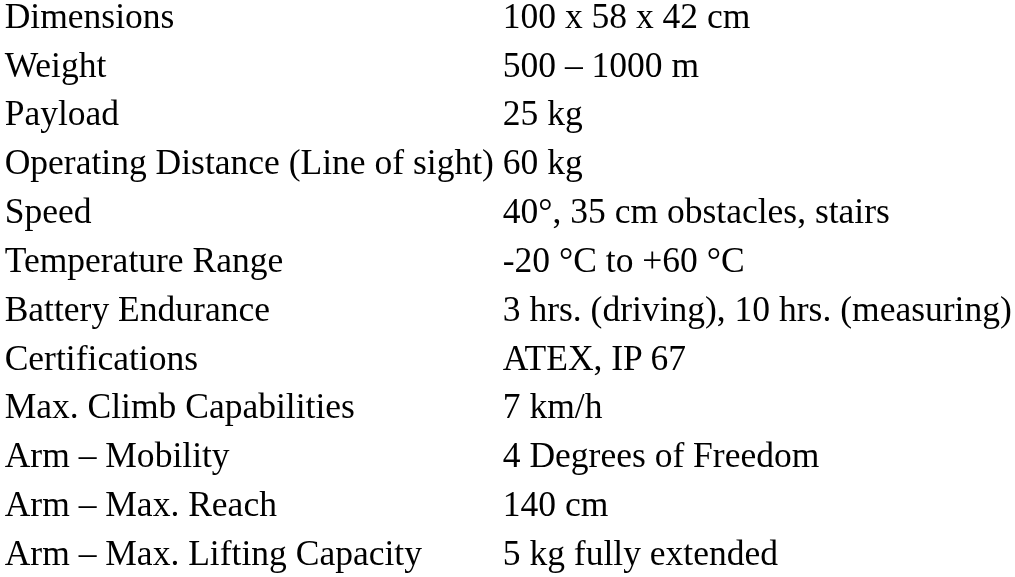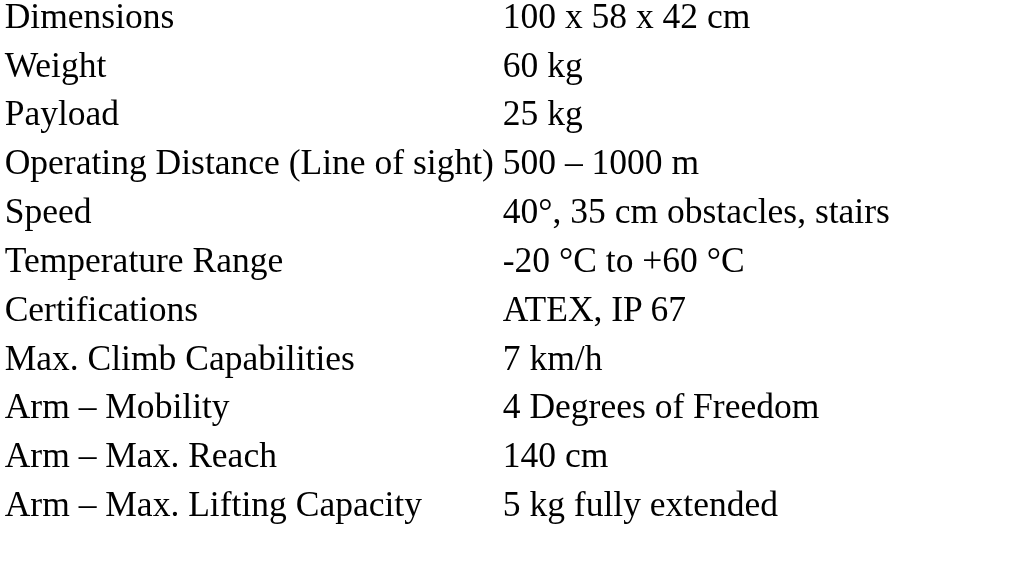(601, 64) 500 – 1000 m -> (543, 64) 60 kg
(543, 162) 60 kg -> (601, 162) 500 – 1000 m
- row: (137, 309)
